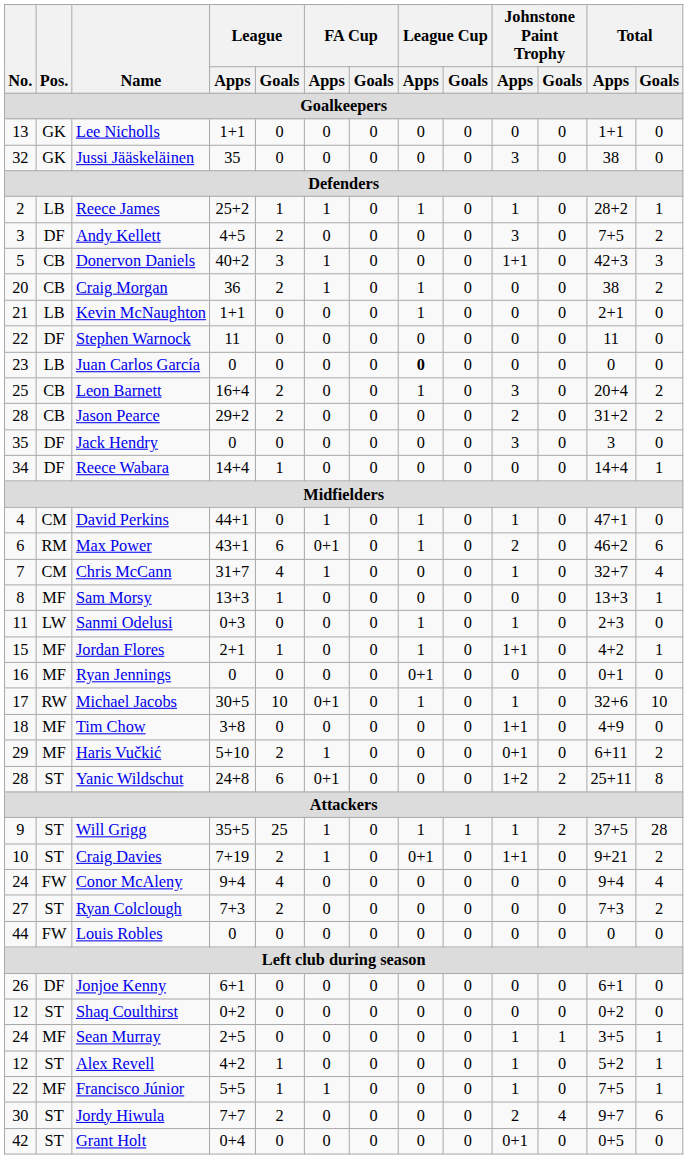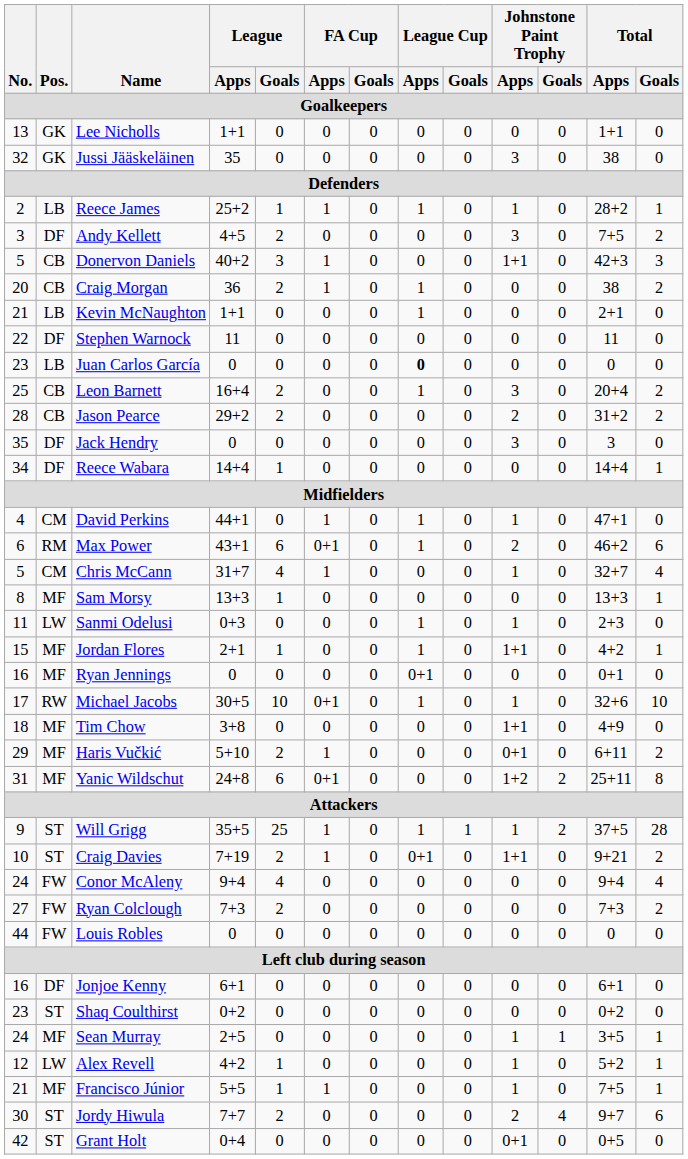(20, 571) 7 -> (20, 571) 5
(20, 778) 28 -> (20, 778) 31
(54, 778) ST -> (54, 778) MF
(54, 908) ST -> (54, 908) FW
(20, 985) 26 -> (20, 985) 16
(20, 1011) 12 -> (20, 1011) 23
(54, 1063) ST -> (54, 1063) LW
(20, 1089) 22 -> (20, 1089) 21
